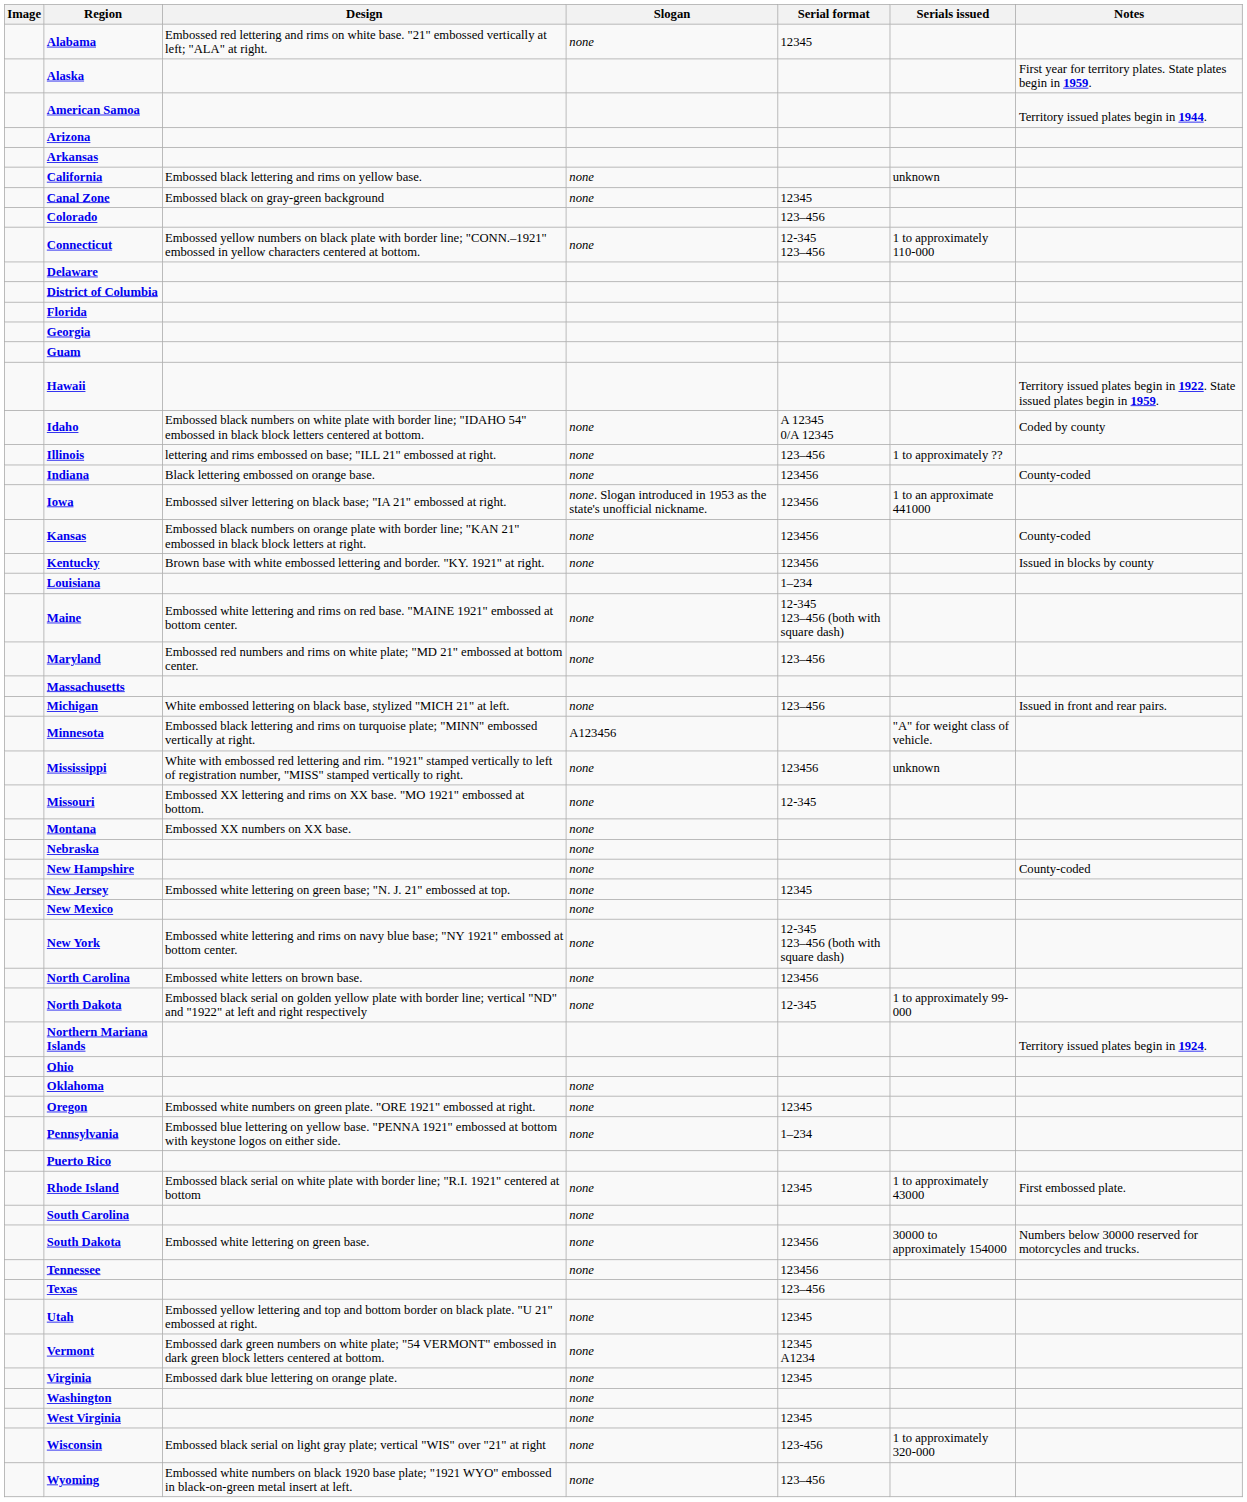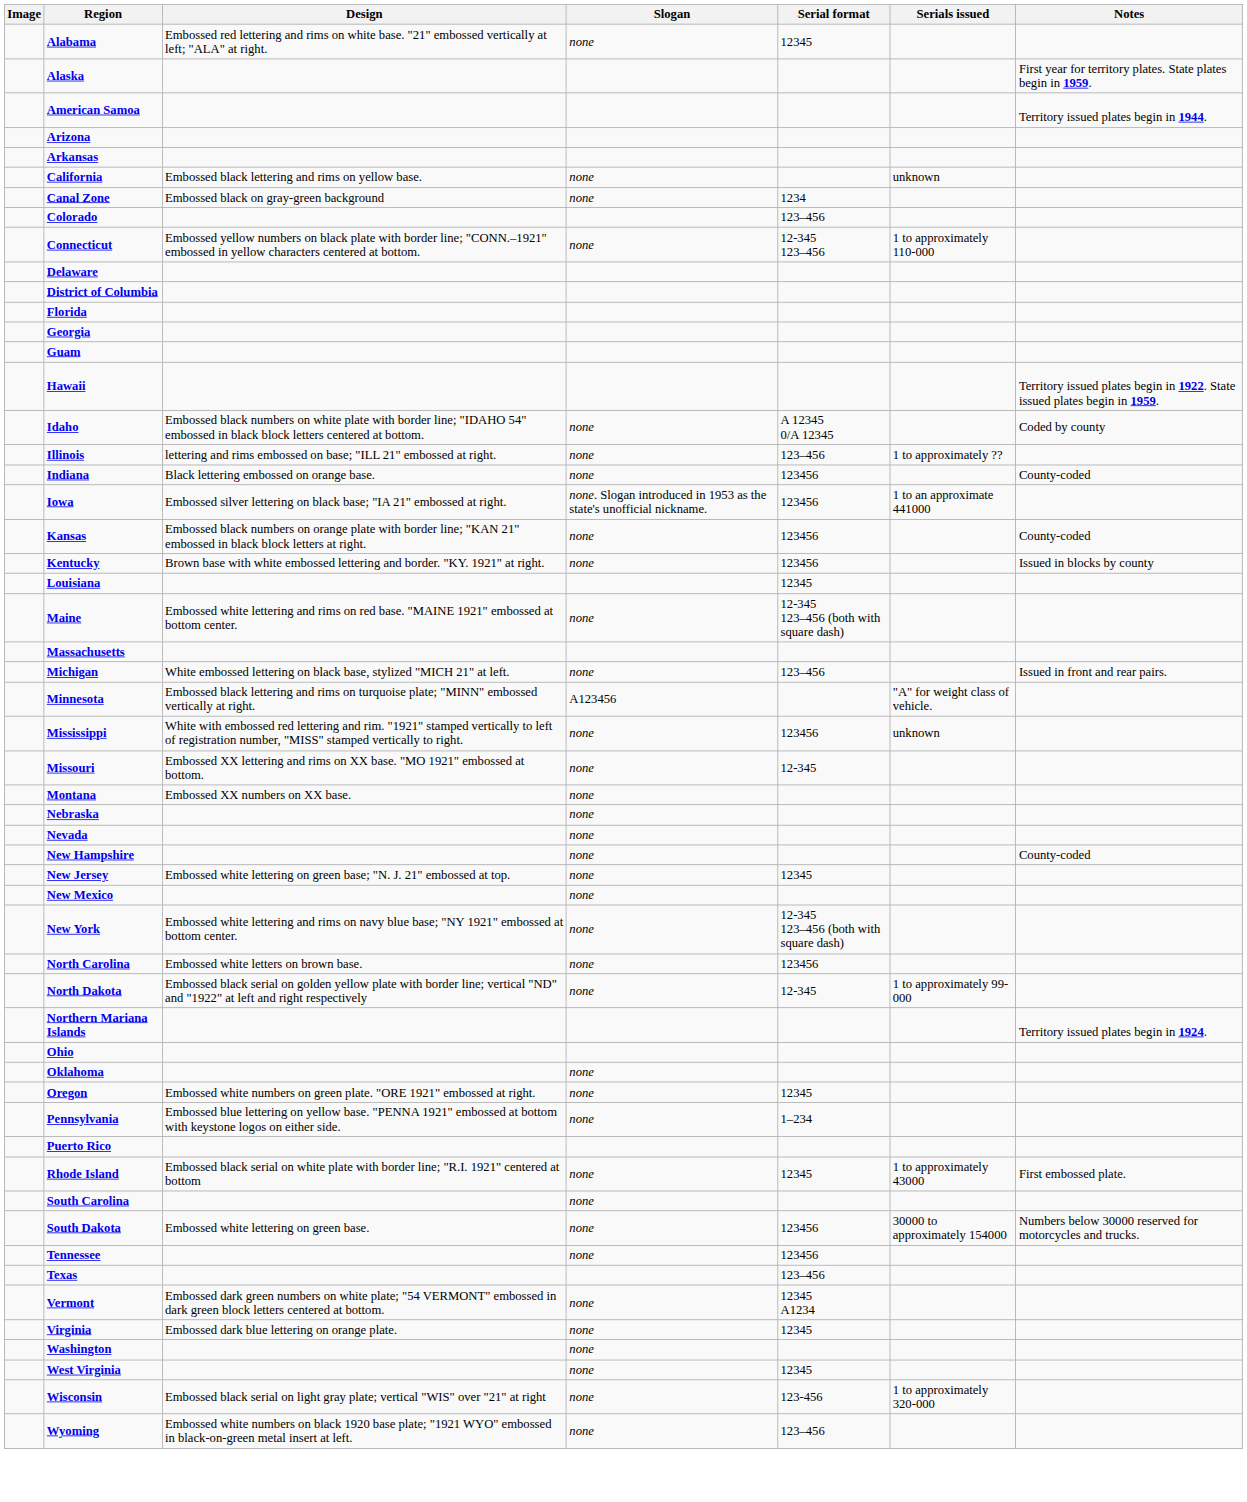(796, 197) 12345 -> (793, 197) 1234
(796, 583) 1–234 -> (796, 583) 12345
- row: (74, 659)
+ row: (67, 835)
- row: (60, 1316)
